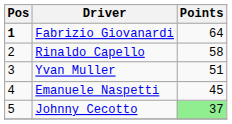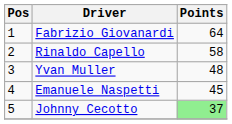(11, 33) bold -> (11, 33) normal
(216, 72) 51 -> (216, 72) 48
